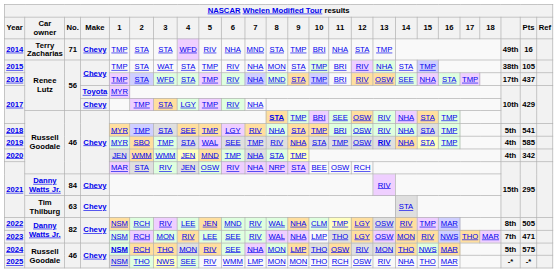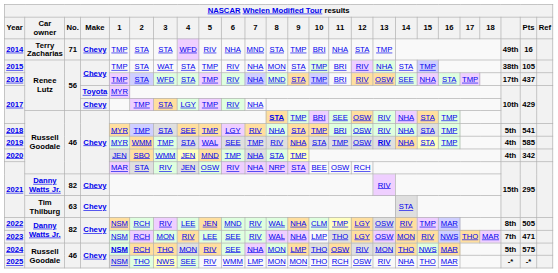(142, 143) SBO -> (142, 143) WMM
(142, 155) WMM -> (142, 155) SBO
(73, 185) 84 -> (73, 185) 82
